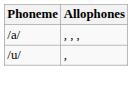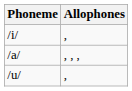+ row: (13, 34)
